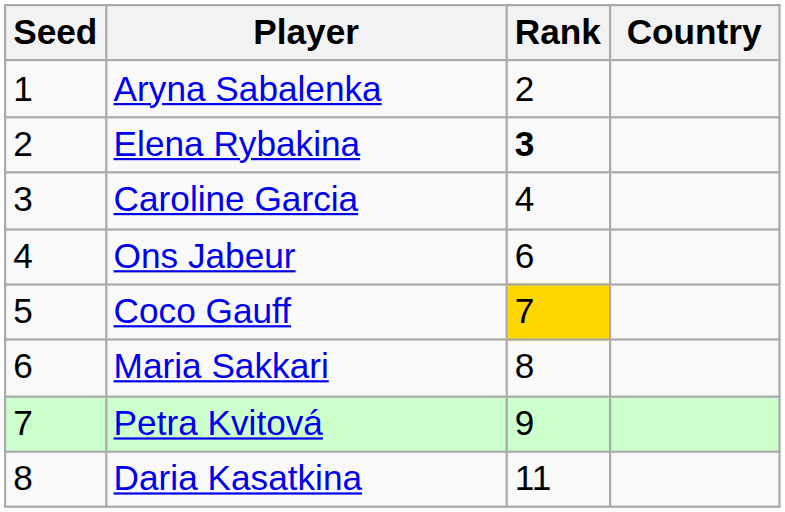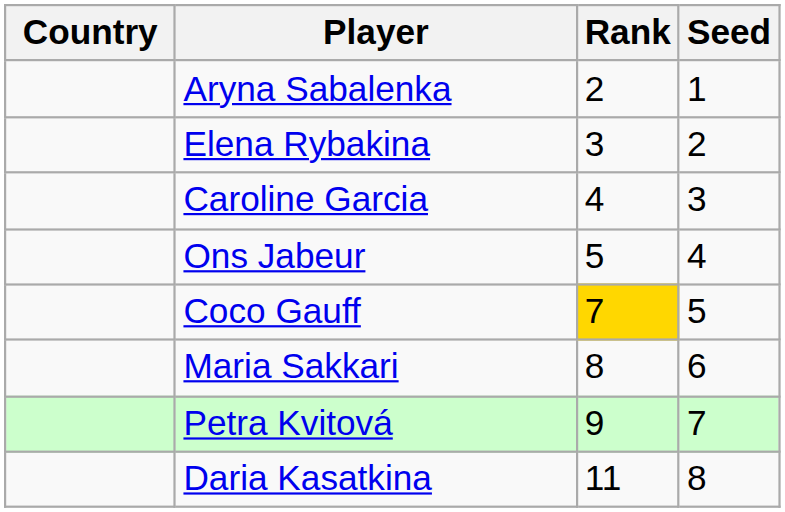columns swapped: (694, 32) <-> (55, 32)
(525, 144) bold -> (594, 144) normal
(525, 255) 6 -> (594, 255) 5
